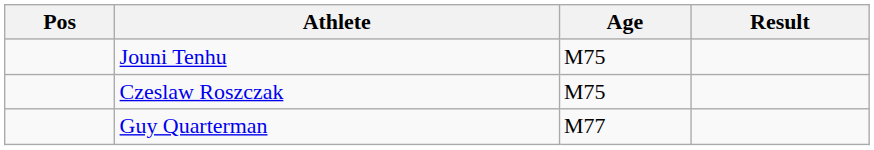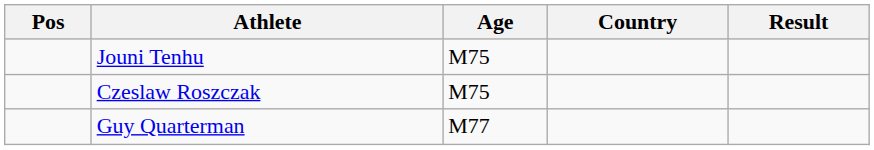+ column: (638, 21)
